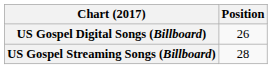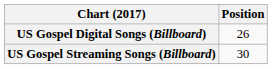(243, 53) 28 -> (243, 53) 30
